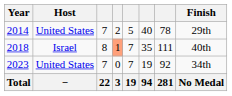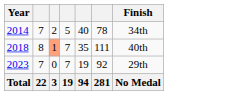- column: (65, 13)
(201, 30) 29th -> (138, 30) 34th
(201, 64) 34th -> (138, 64) 29th
